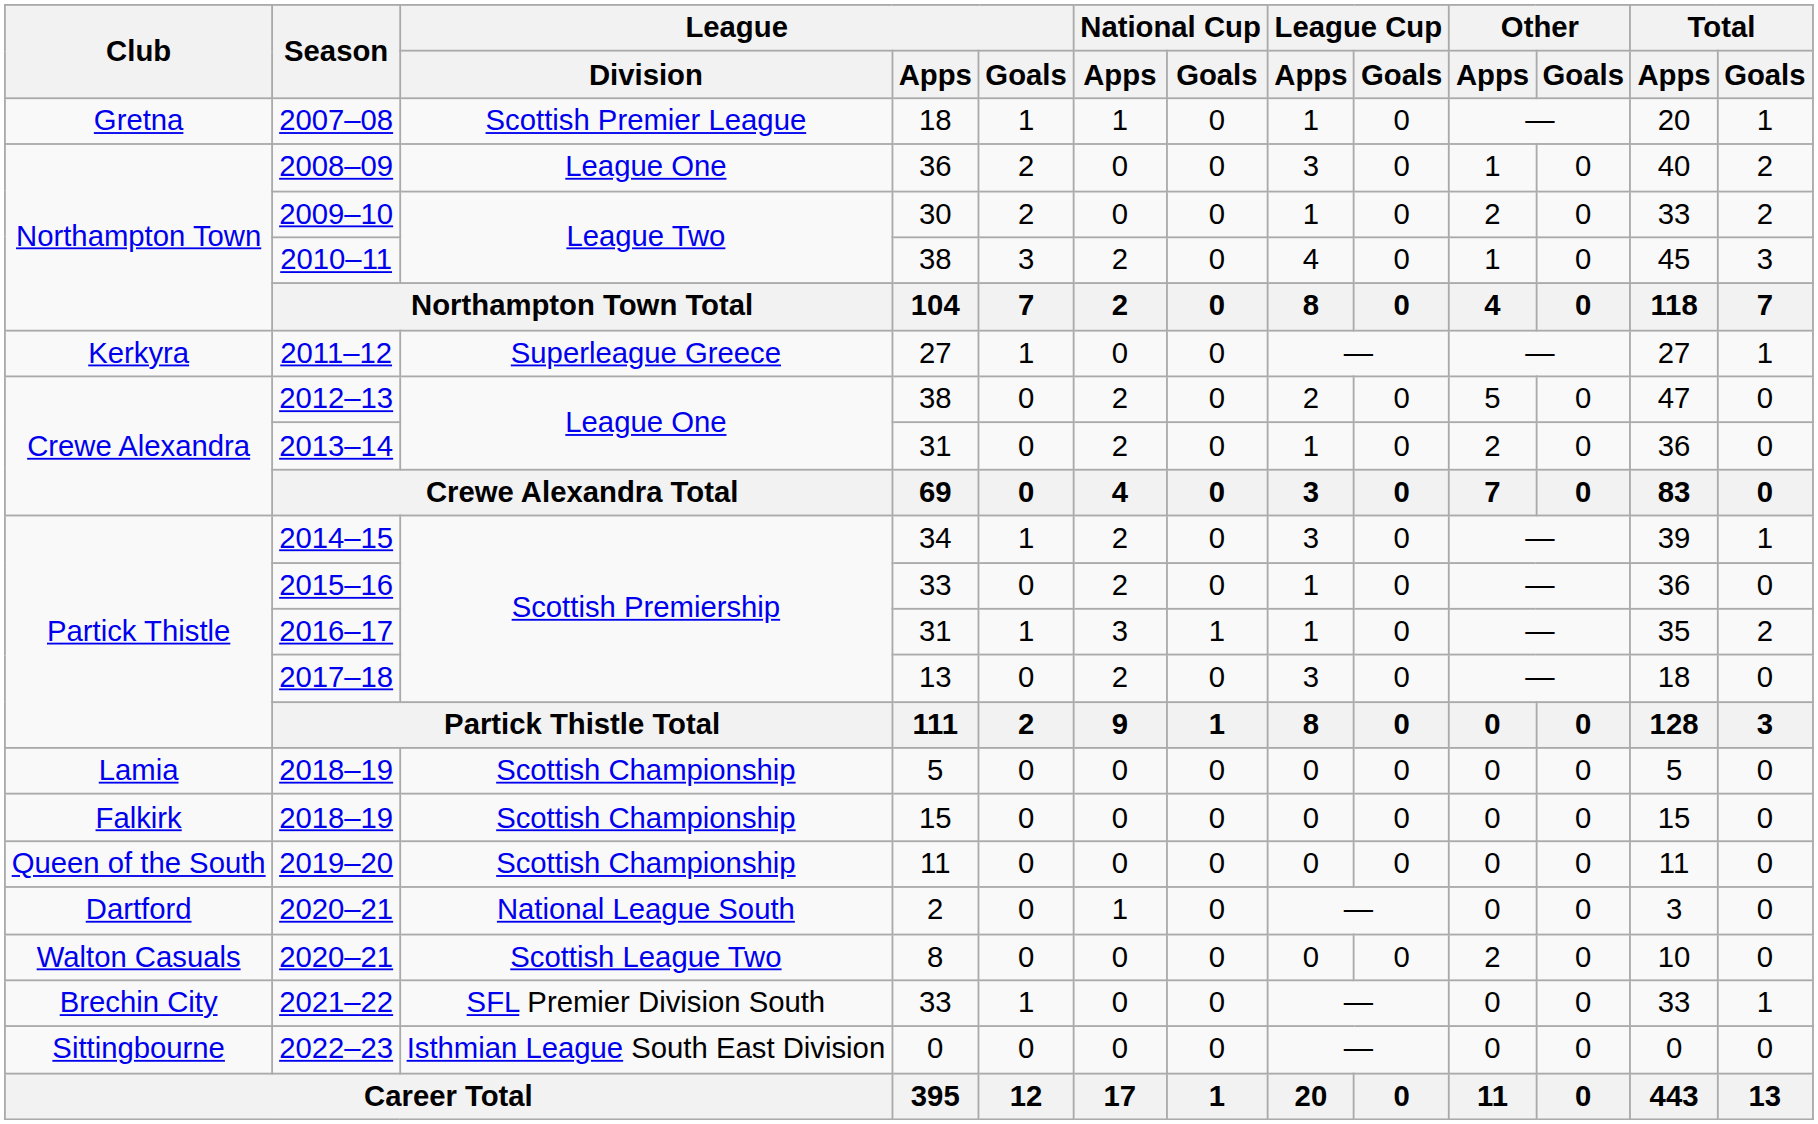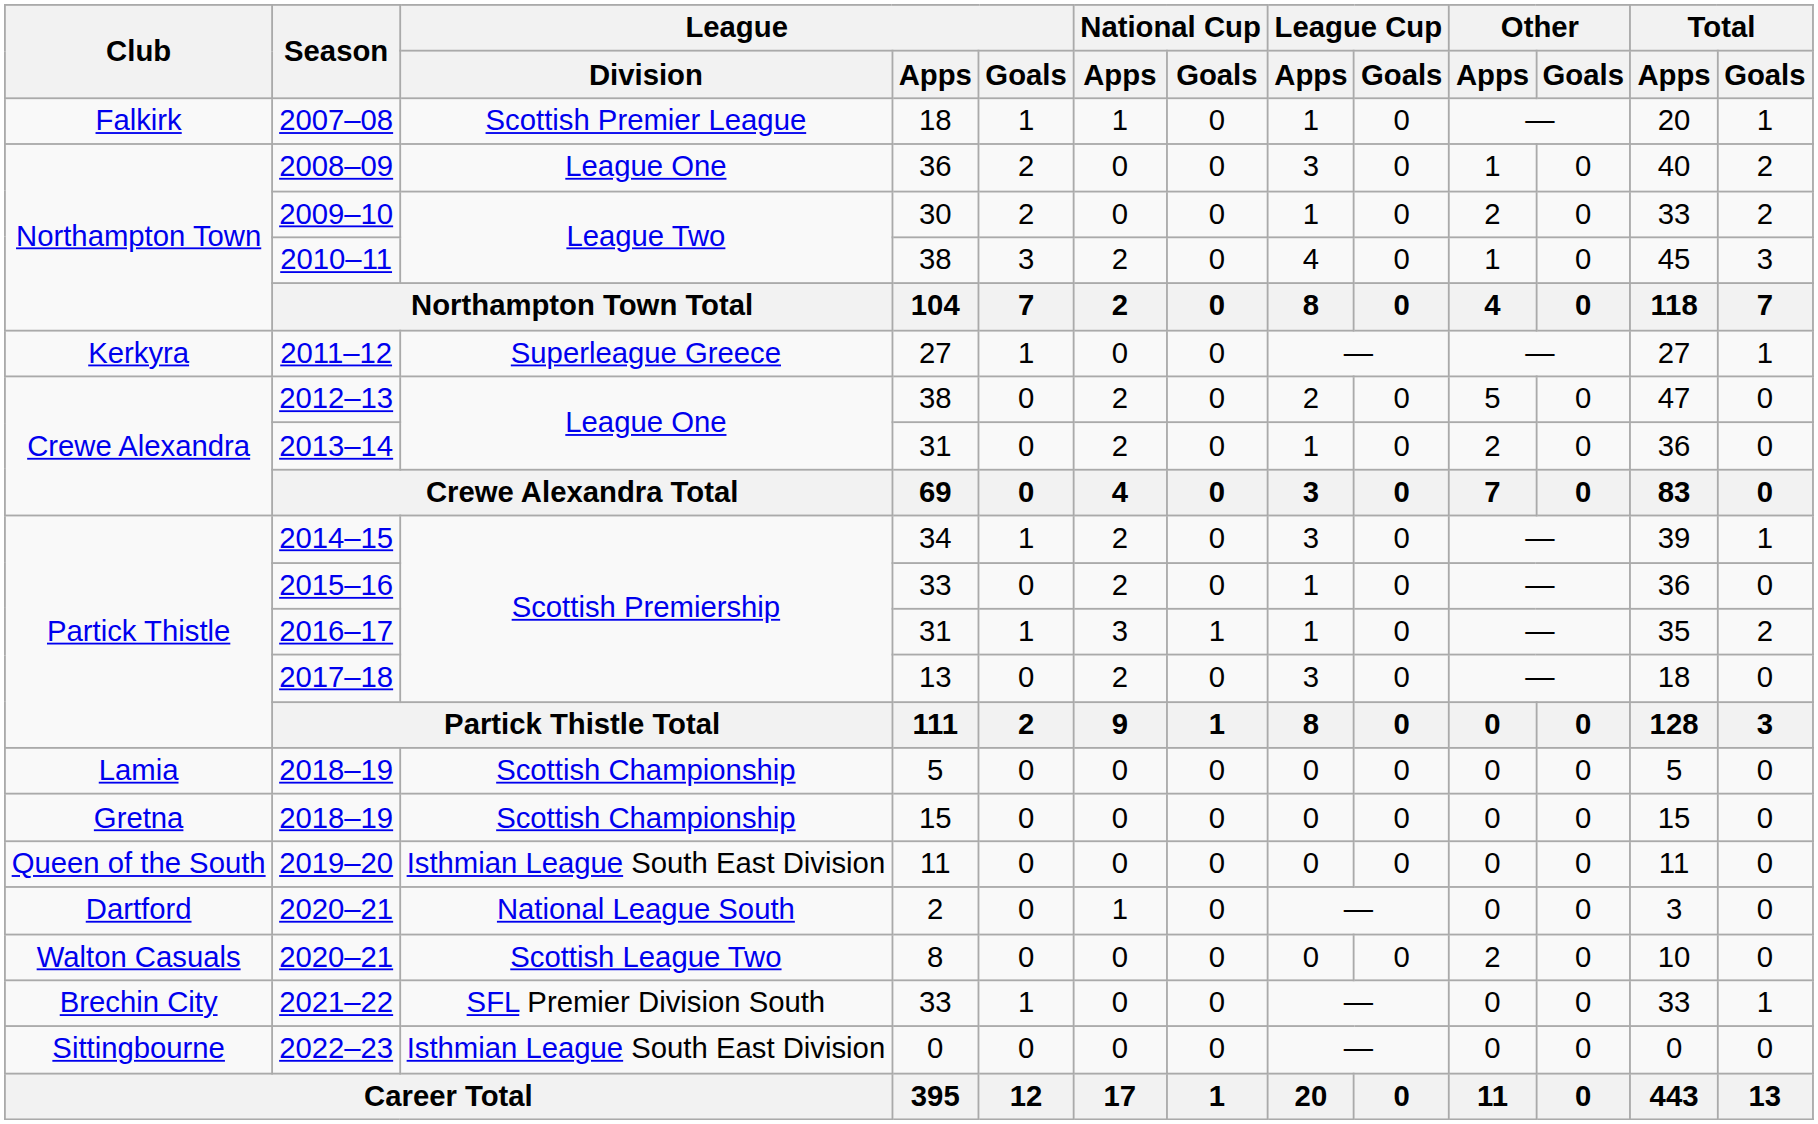(139, 120) Gretna -> (139, 120) Falkirk
(139, 817) Falkirk -> (139, 817) Gretna
(646, 863) Scottish Championship -> (646, 863) Isthmian League South East Division
